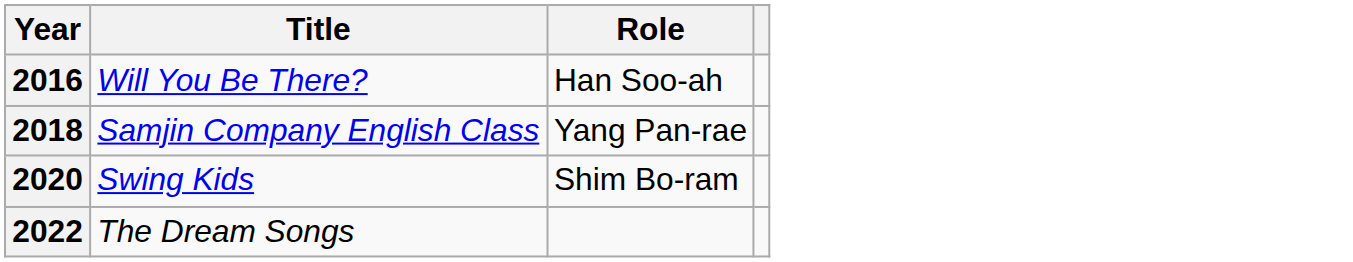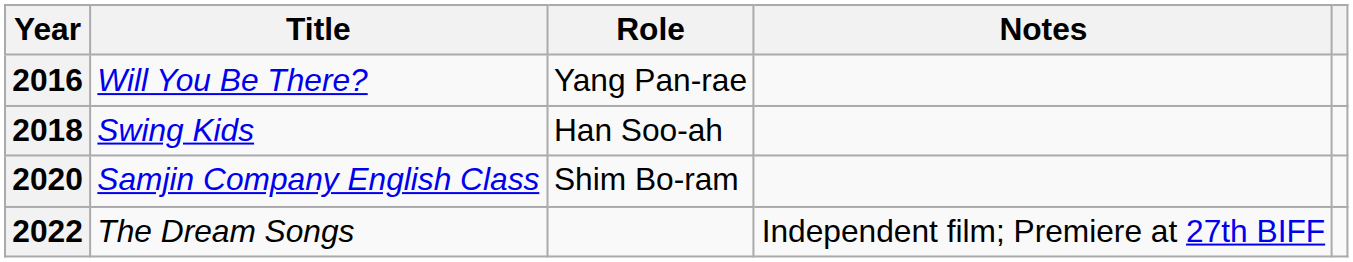+ column: (1043, 29)
(638, 79) Han Soo-ah -> (650, 79) Yang Pan-rae
(318, 130) Samjin Company English Class -> (176, 130) Swing Kids
(650, 130) Yang Pan-rae -> (638, 130) Han Soo-ah
(176, 180) Swing Kids -> (318, 180) Samjin Company English Class
